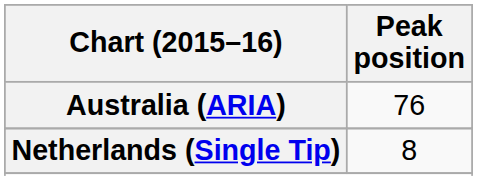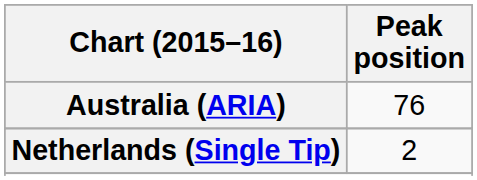(409, 150) 8 -> (409, 150) 2
